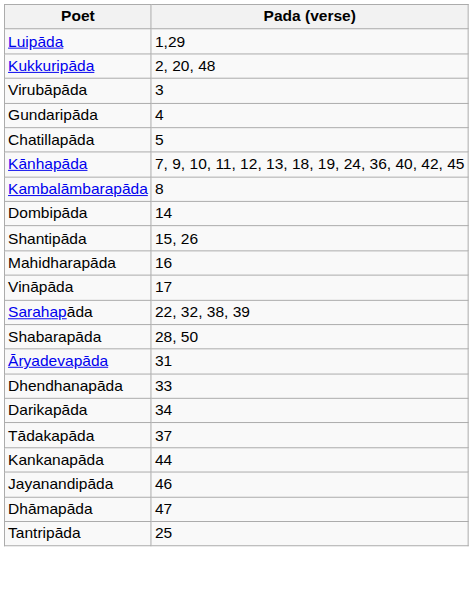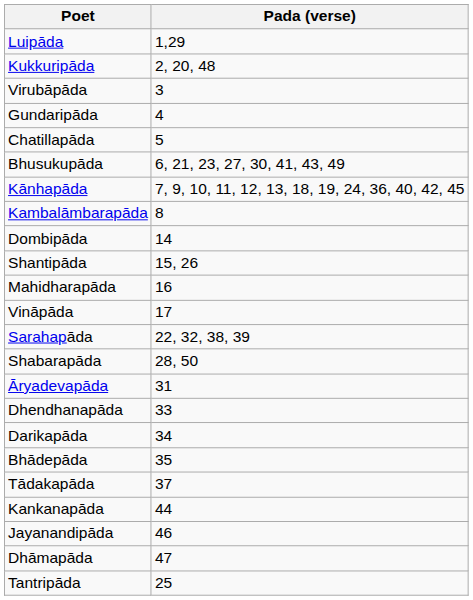+ row: (56, 164)
+ row: (48, 459)
